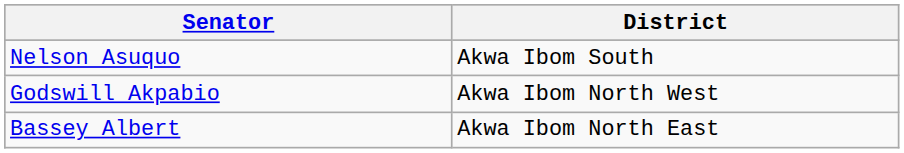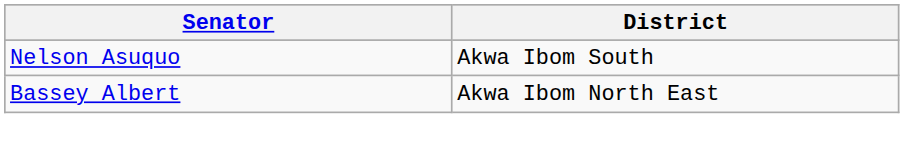- row: (115, 94)
